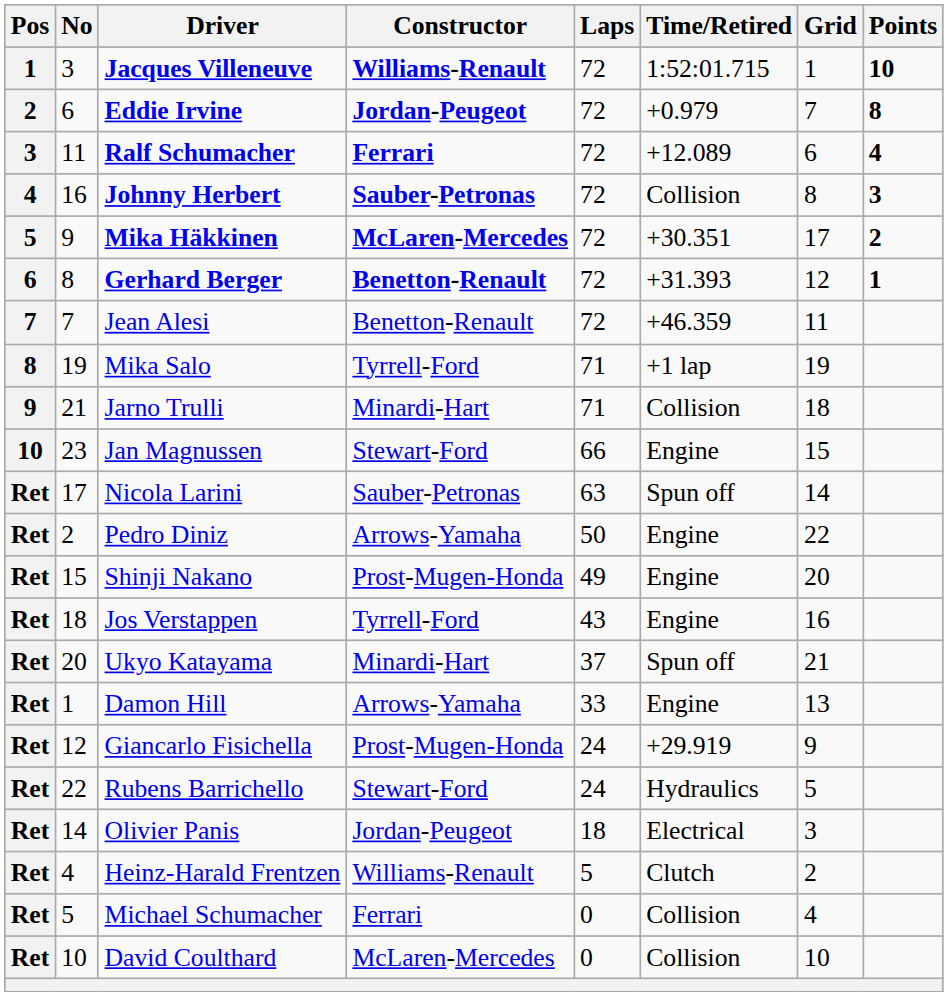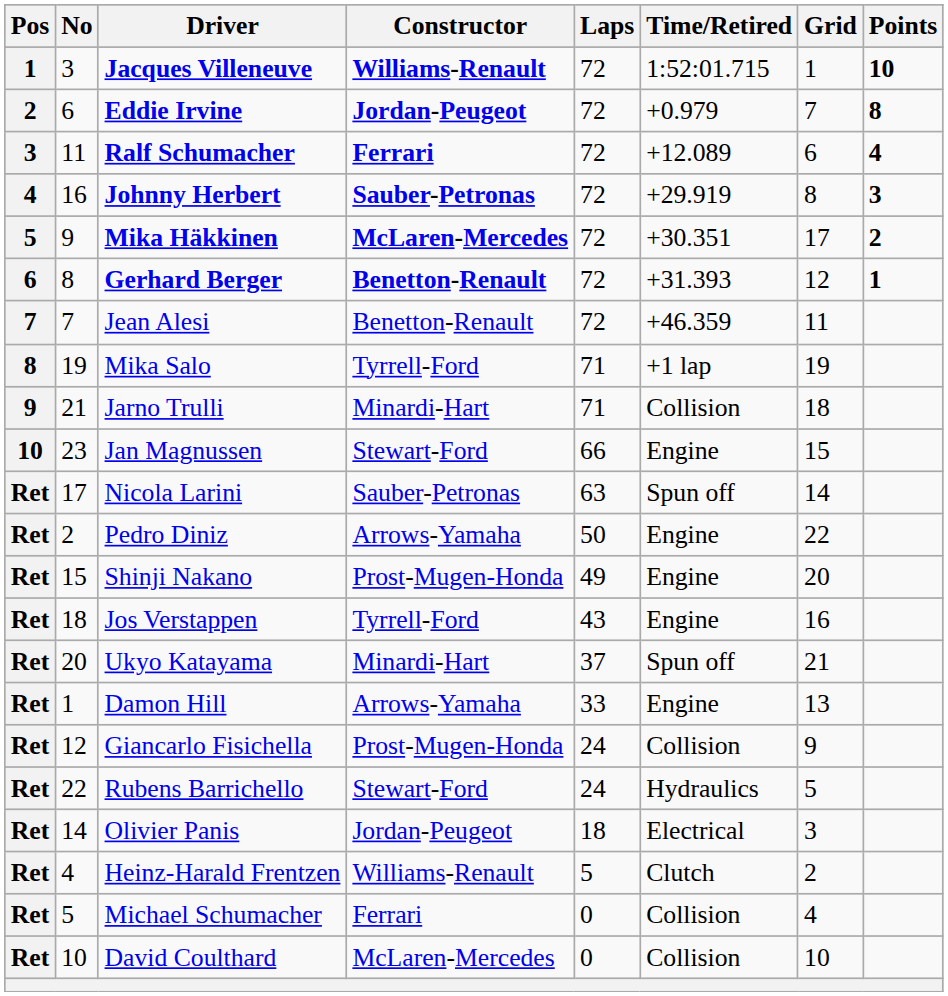(693, 195) Collision -> (689, 195) +29.919
(689, 745) +29.919 -> (693, 745) Collision
